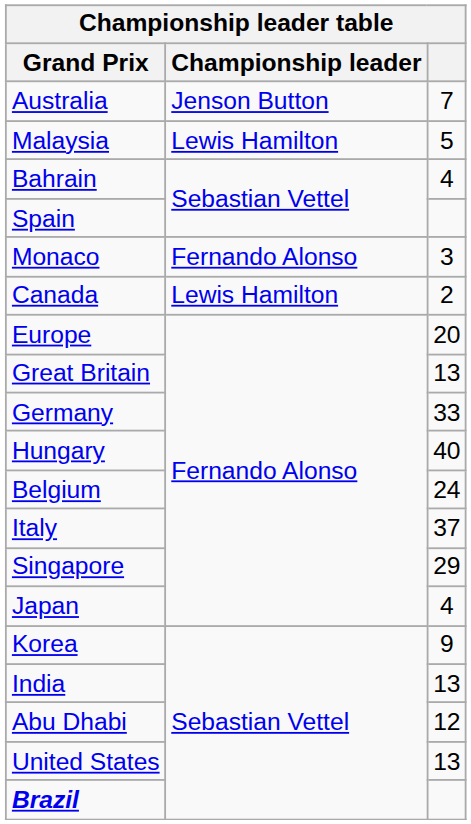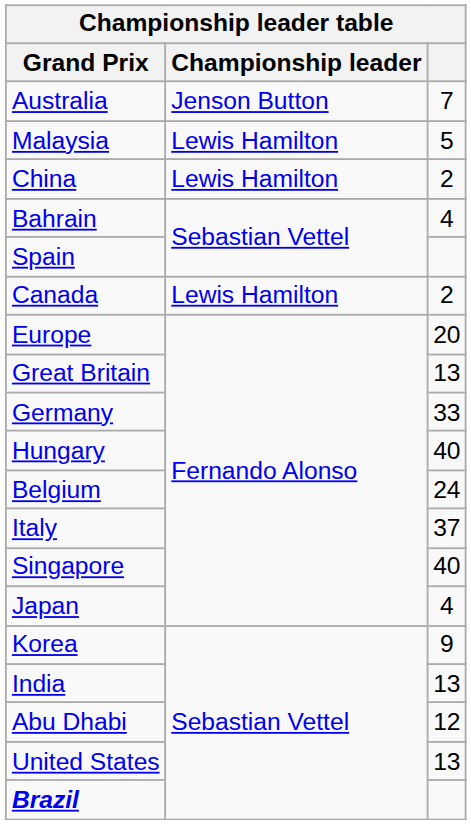+ row: (44, 179)
- row: (56, 257)
(447, 567) 29 -> (447, 567) 40
